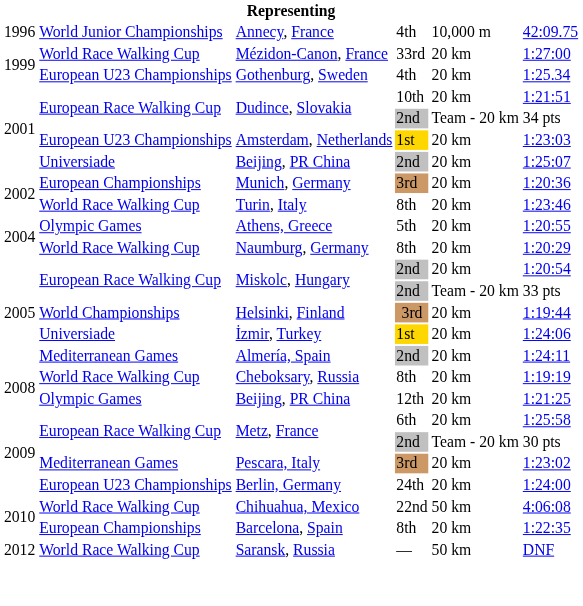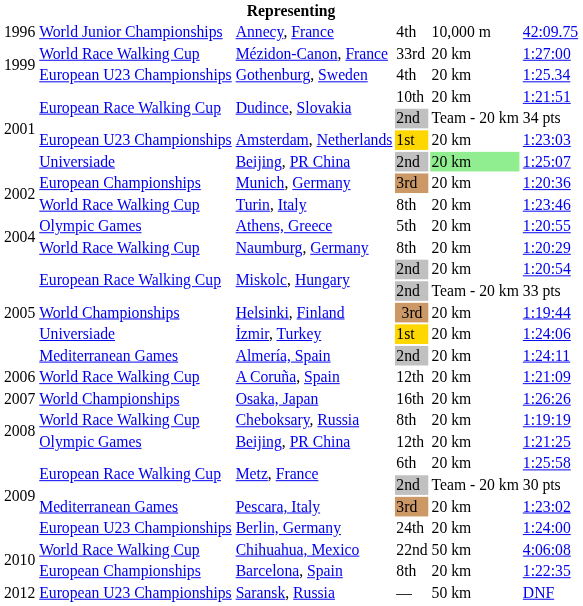(451, 161) no background -> (451, 161) lightgreen background
+ row: (288, 377)
+ row: (277, 398)
(119, 549) World Race Walking Cup -> (135, 592) European U23 Championships
